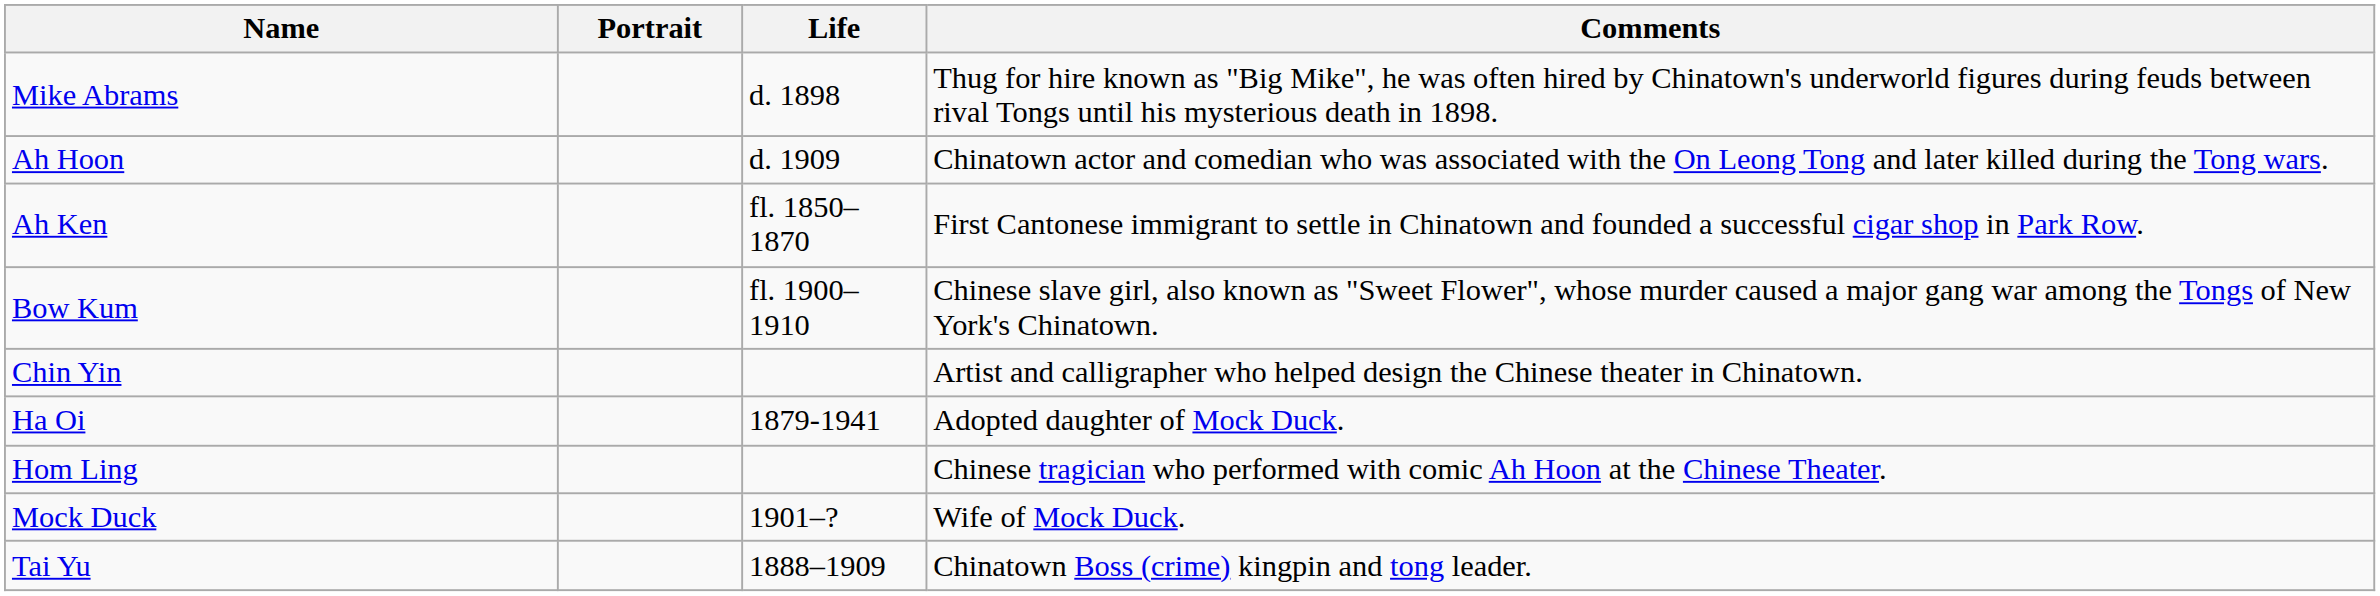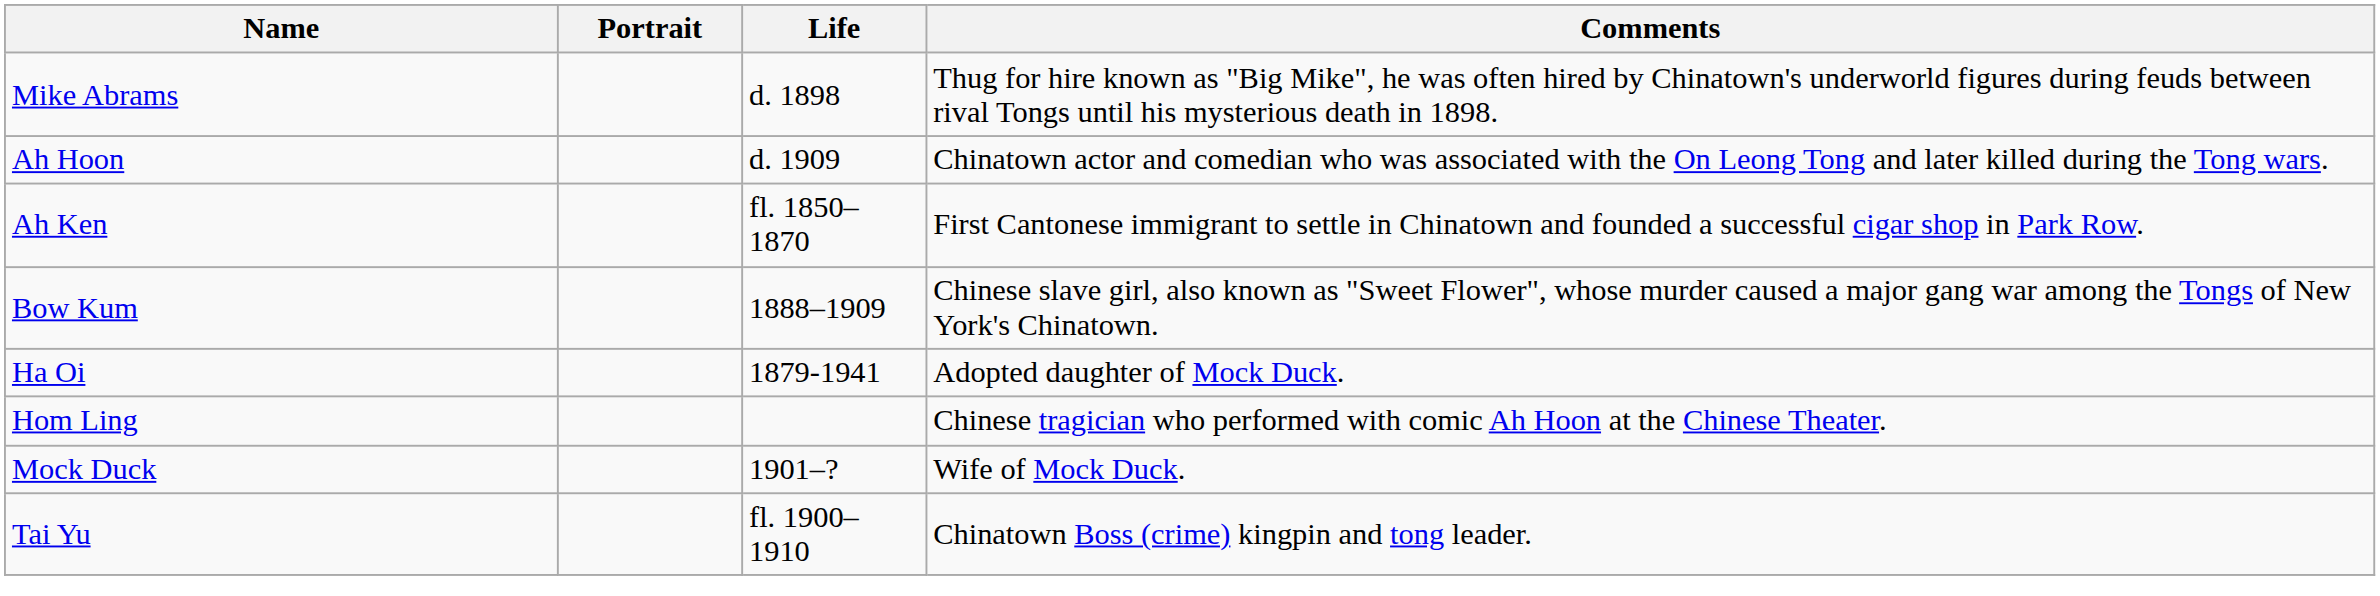(804, 306) fl. 1900–1910 -> (817, 306) 1888–1909
- row: (67, 372)
(817, 565) 1888–1909 -> (804, 534) fl. 1900–1910
